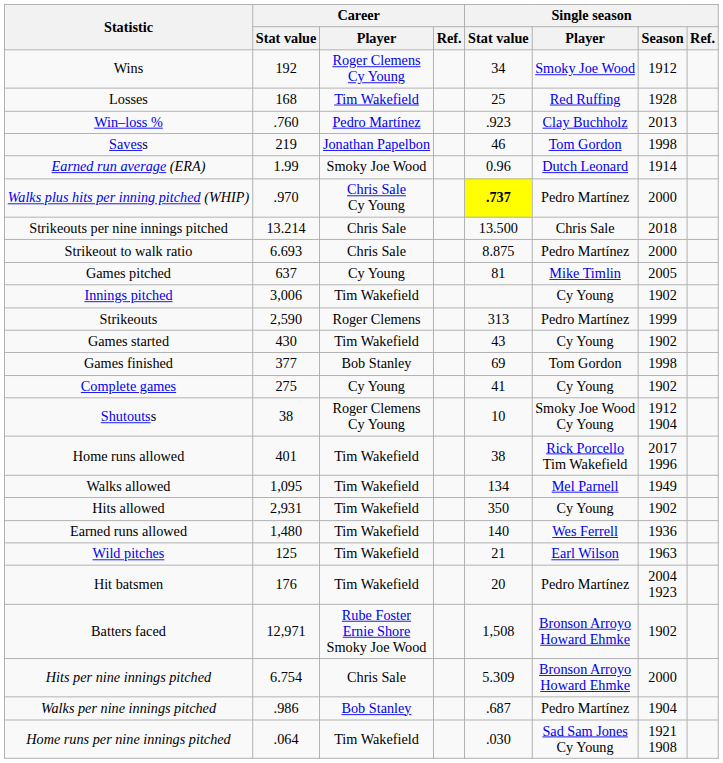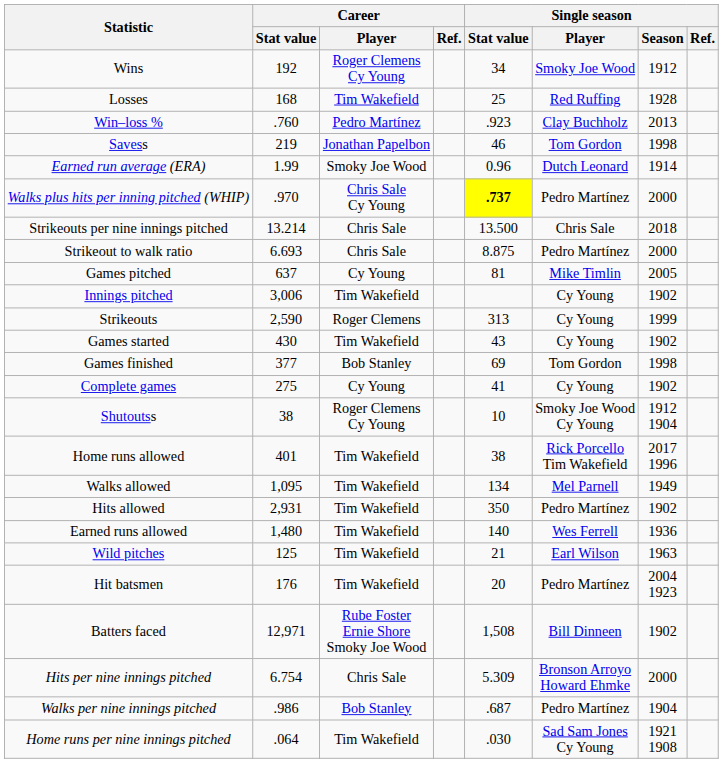(585, 318) Pedro Martínez -> (585, 318) Cy Young
(585, 508) Cy Young -> (585, 508) Pedro Martínez
(585, 631) Bronson Arroyo Howard Ehmke -> (585, 631) Bill Dinneen
